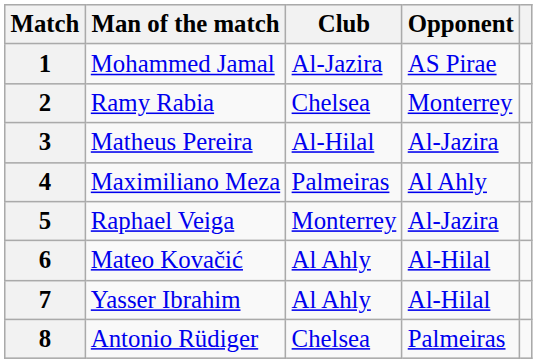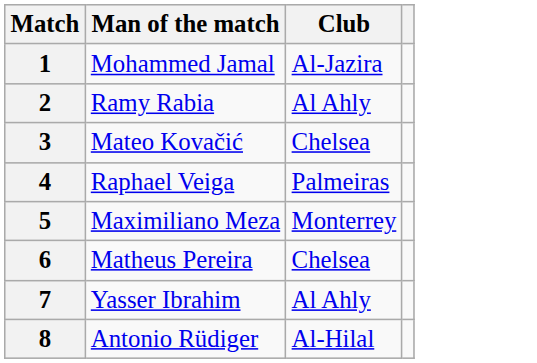- column: (461, 24)
(331, 102) Chelsea -> (331, 102) Al Ahly
(172, 142) Matheus Pereira -> (167, 142) Mateo Kovačić
(333, 142) Al-Hilal -> (331, 142) Chelsea
(185, 181) Maximiliano Meza -> (163, 181) Raphael Veiga
(163, 220) Raphael Veiga -> (185, 220) Maximiliano Meza
(167, 260) Mateo Kovačić -> (172, 260) Matheus Pereira
(331, 260) Al Ahly -> (331, 260) Chelsea
(331, 338) Chelsea -> (333, 338) Al-Hilal
